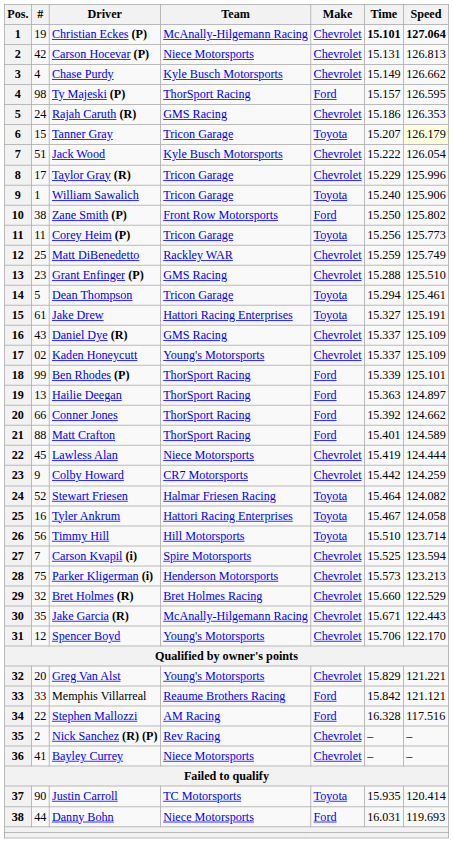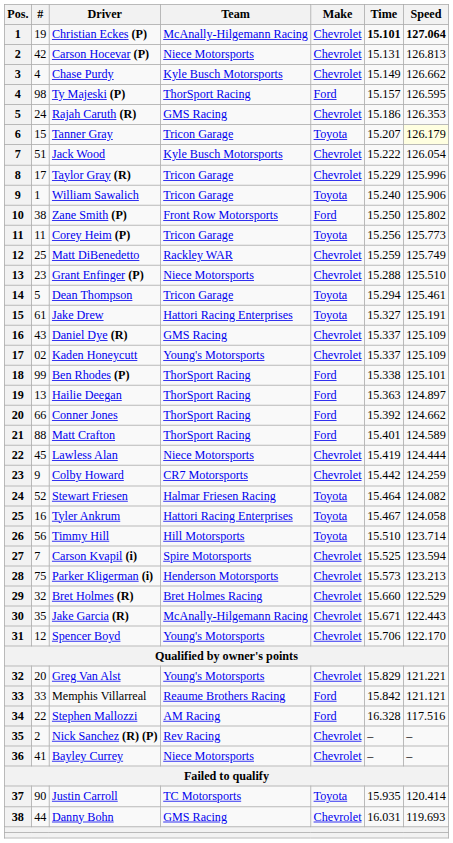(195, 275) GMS Racing -> (209, 275) Niece Motorsports
(384, 375) 15.339 -> (384, 375) 15.338
(209, 816) Niece Motorsports -> (195, 816) GMS Racing
(325, 816) Ford -> (338, 816) Chevrolet
